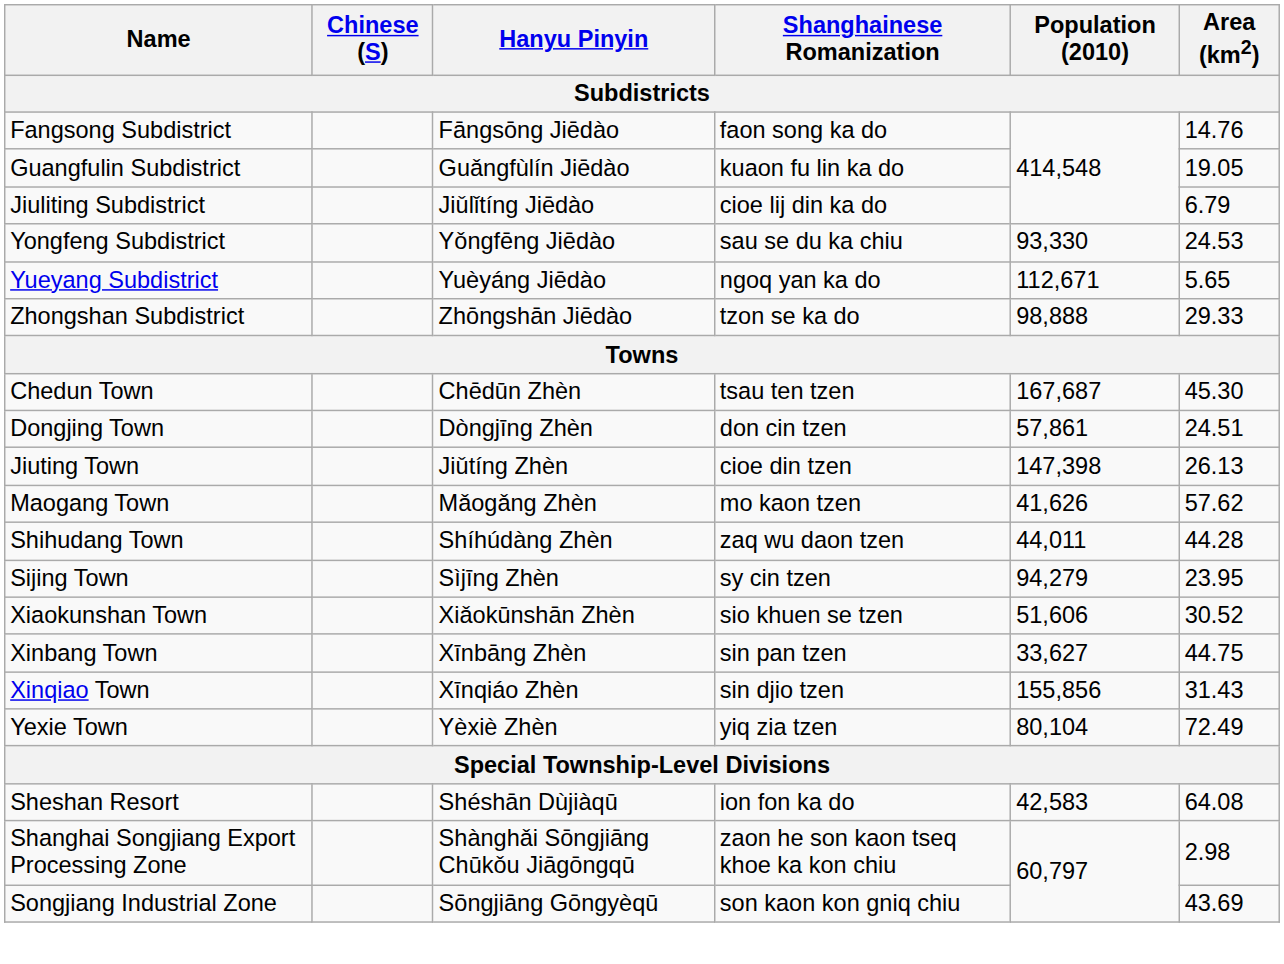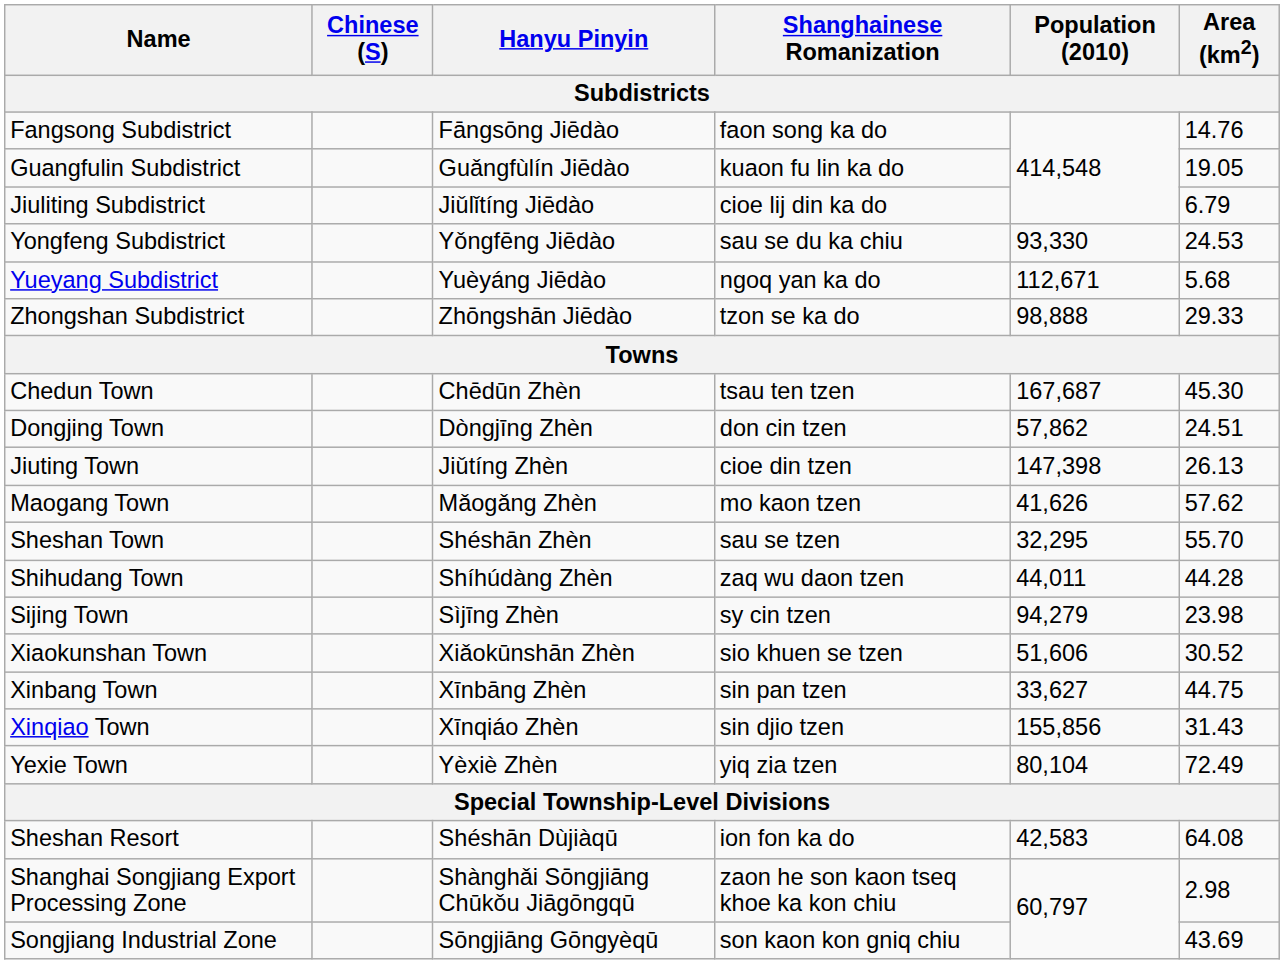(1208, 279) 5.65 -> (1208, 279) 5.68
(1052, 428) 57,861 -> (1052, 428) 57,862
+ row: (87, 540)
(1214, 578) 23.95 -> (1214, 615) 23.98
